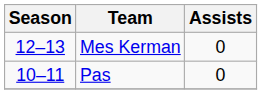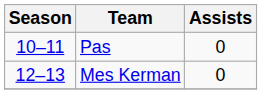rows swapped: (95, 74) <-> (130, 46)
